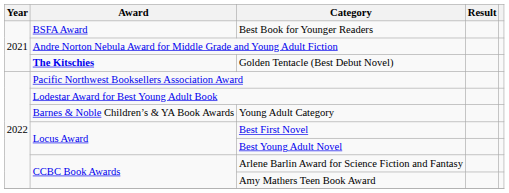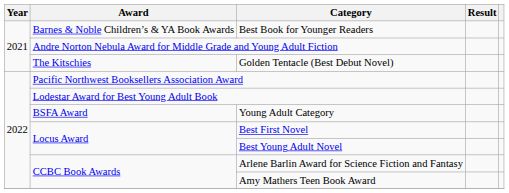(60, 29) BSFA Award -> (133, 29) Barnes & Noble Children’s & YA Book Awards
(63, 63) bold -> (62, 63) normal
(133, 113) Barnes & Noble Children’s & YA Book Awards -> (60, 113) BSFA Award
